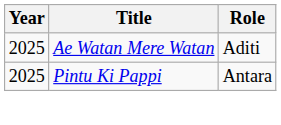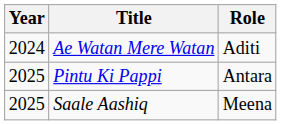(27, 47) 2025 -> (27, 47) 2024
+ row: (101, 104)
